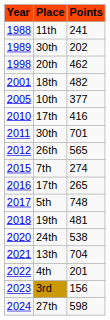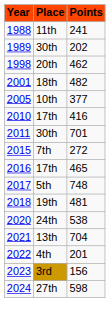- row: (19, 151)
(79, 168) 274 -> (79, 151) 272
(79, 185) 265 -> (79, 168) 465
